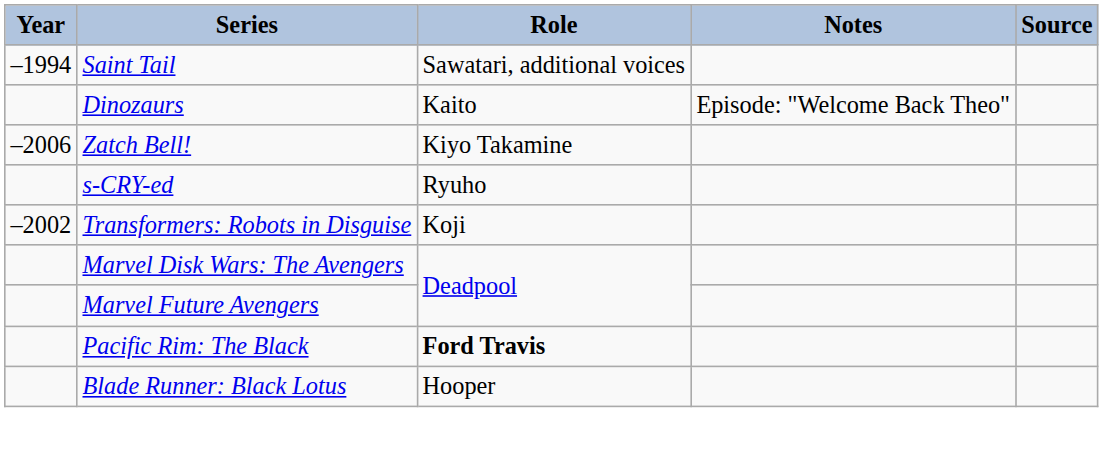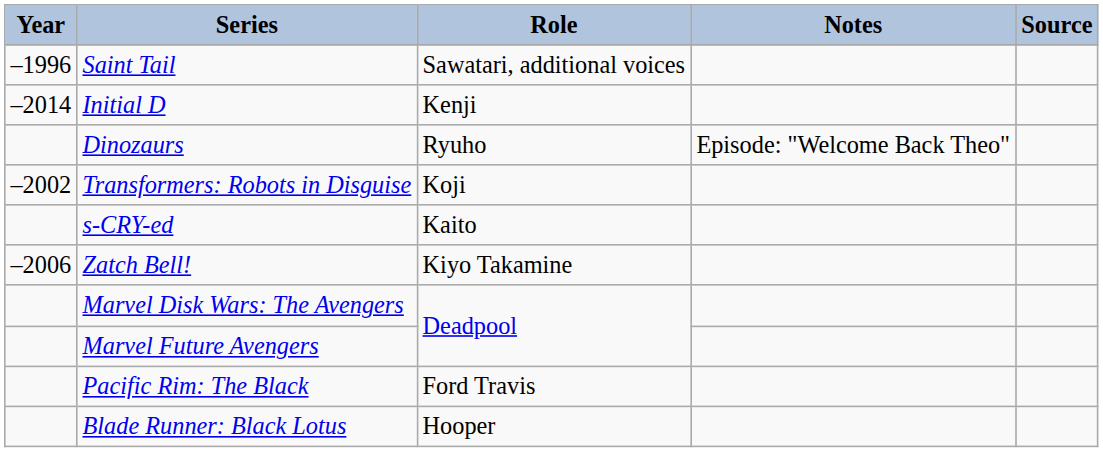(41, 64) –1994 -> (41, 64) –1996
+ row: (124, 104)
(450, 104) Kaito -> (455, 145) Ryuho
rows swapped: (247, 225) <-> (137, 145)
(455, 185) Ryuho -> (450, 225) Kaito
(484, 345) bold -> (479, 385) normal
